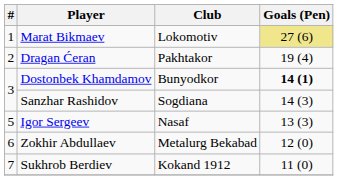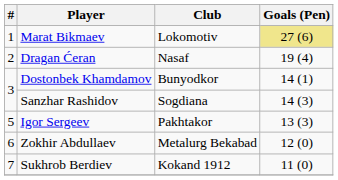(185, 57) Pakhtakor -> (173, 57) Nasaf
(297, 79) bold -> (297, 79) normal
(173, 121) Nasaf -> (185, 121) Pakhtakor
